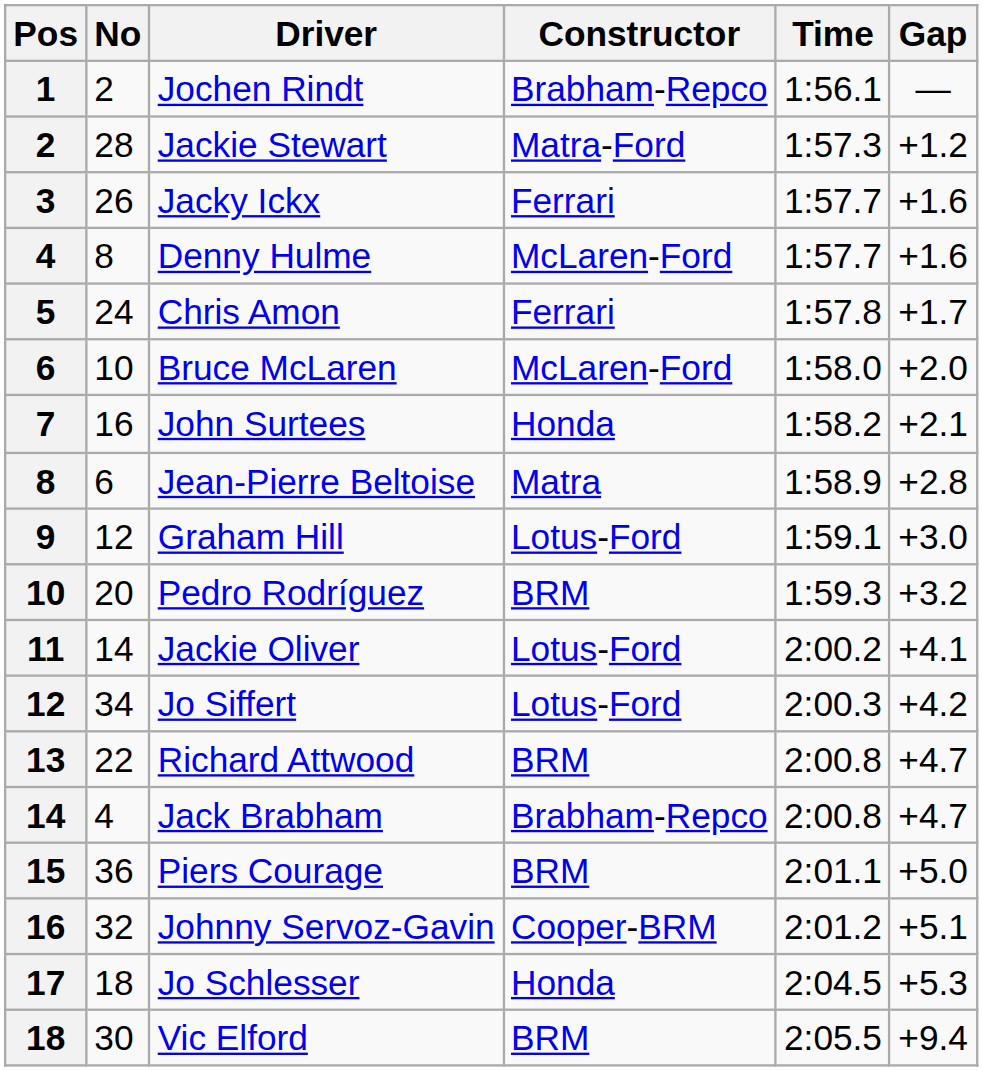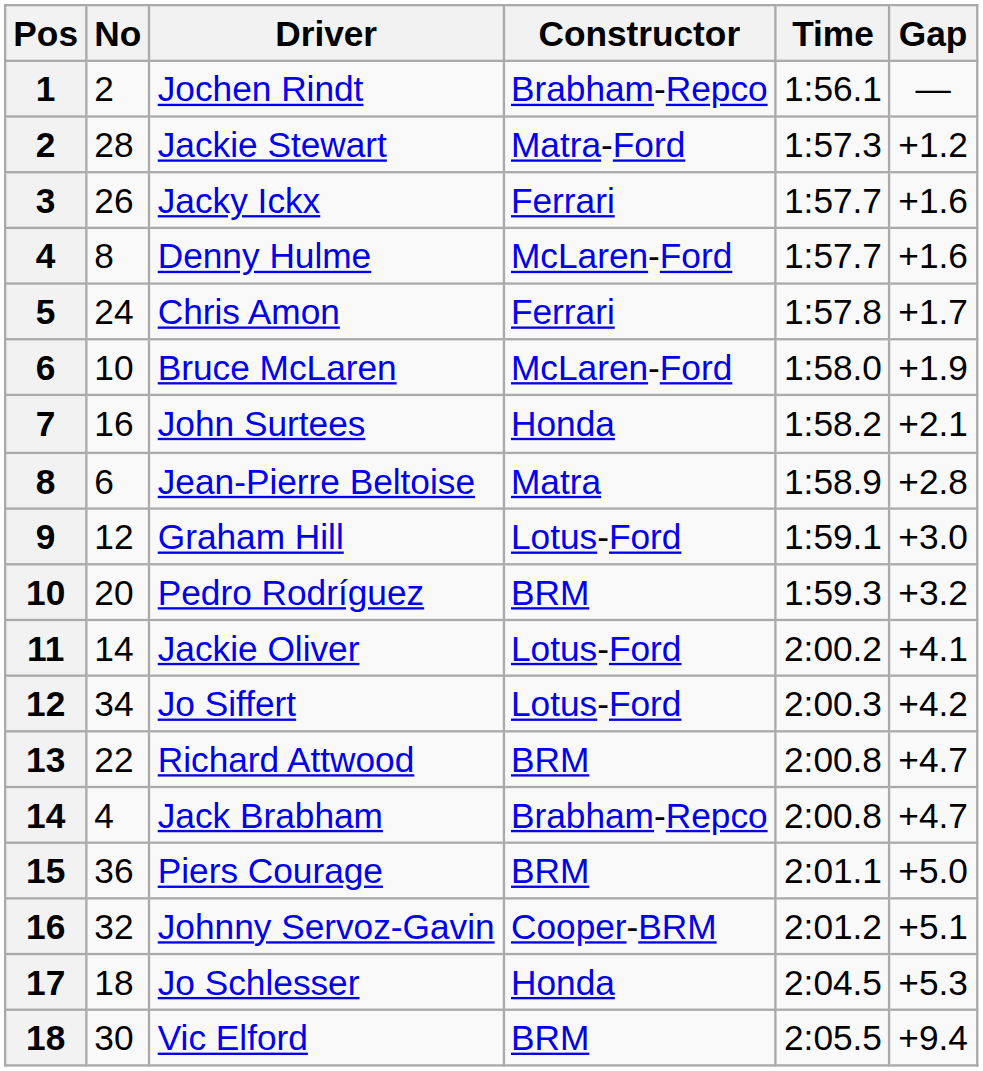(933, 368) +2.0 -> (933, 368) +1.9
